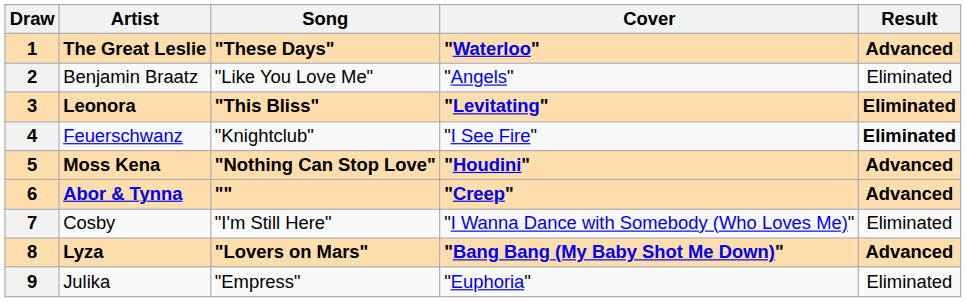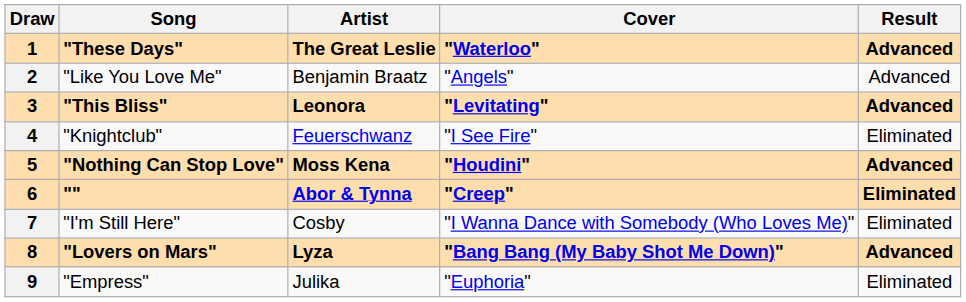columns swapped: (135, 19) <-> (325, 19)
(909, 77) Eliminated -> (909, 77) Advanced
(909, 106) Eliminated -> (909, 106) Advanced
(909, 135) bold -> (909, 135) normal
(909, 194) Advanced -> (909, 194) Eliminated
